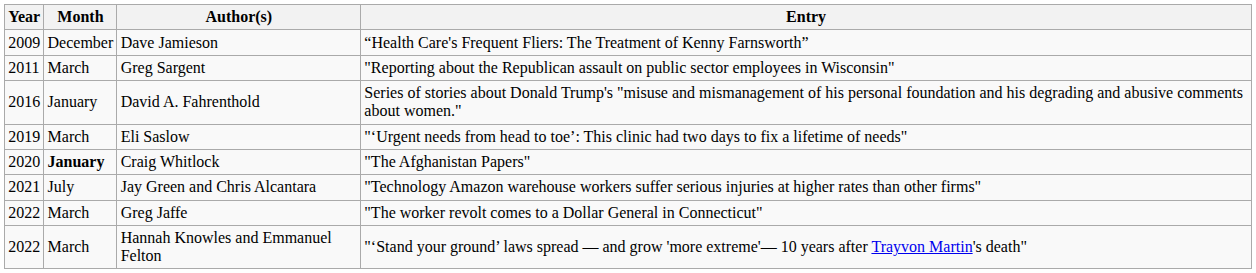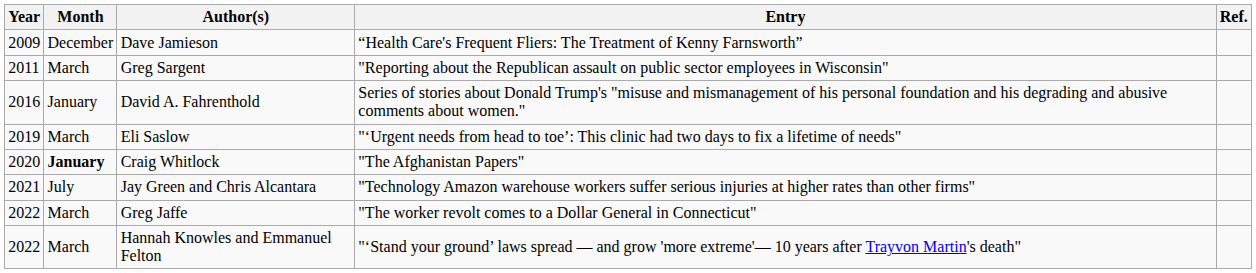+ column: (1234, 17)
